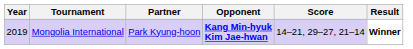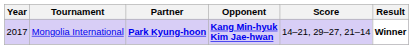(17, 32) 2019 -> (17, 32) 2017
(164, 32) normal -> (167, 32) bold
